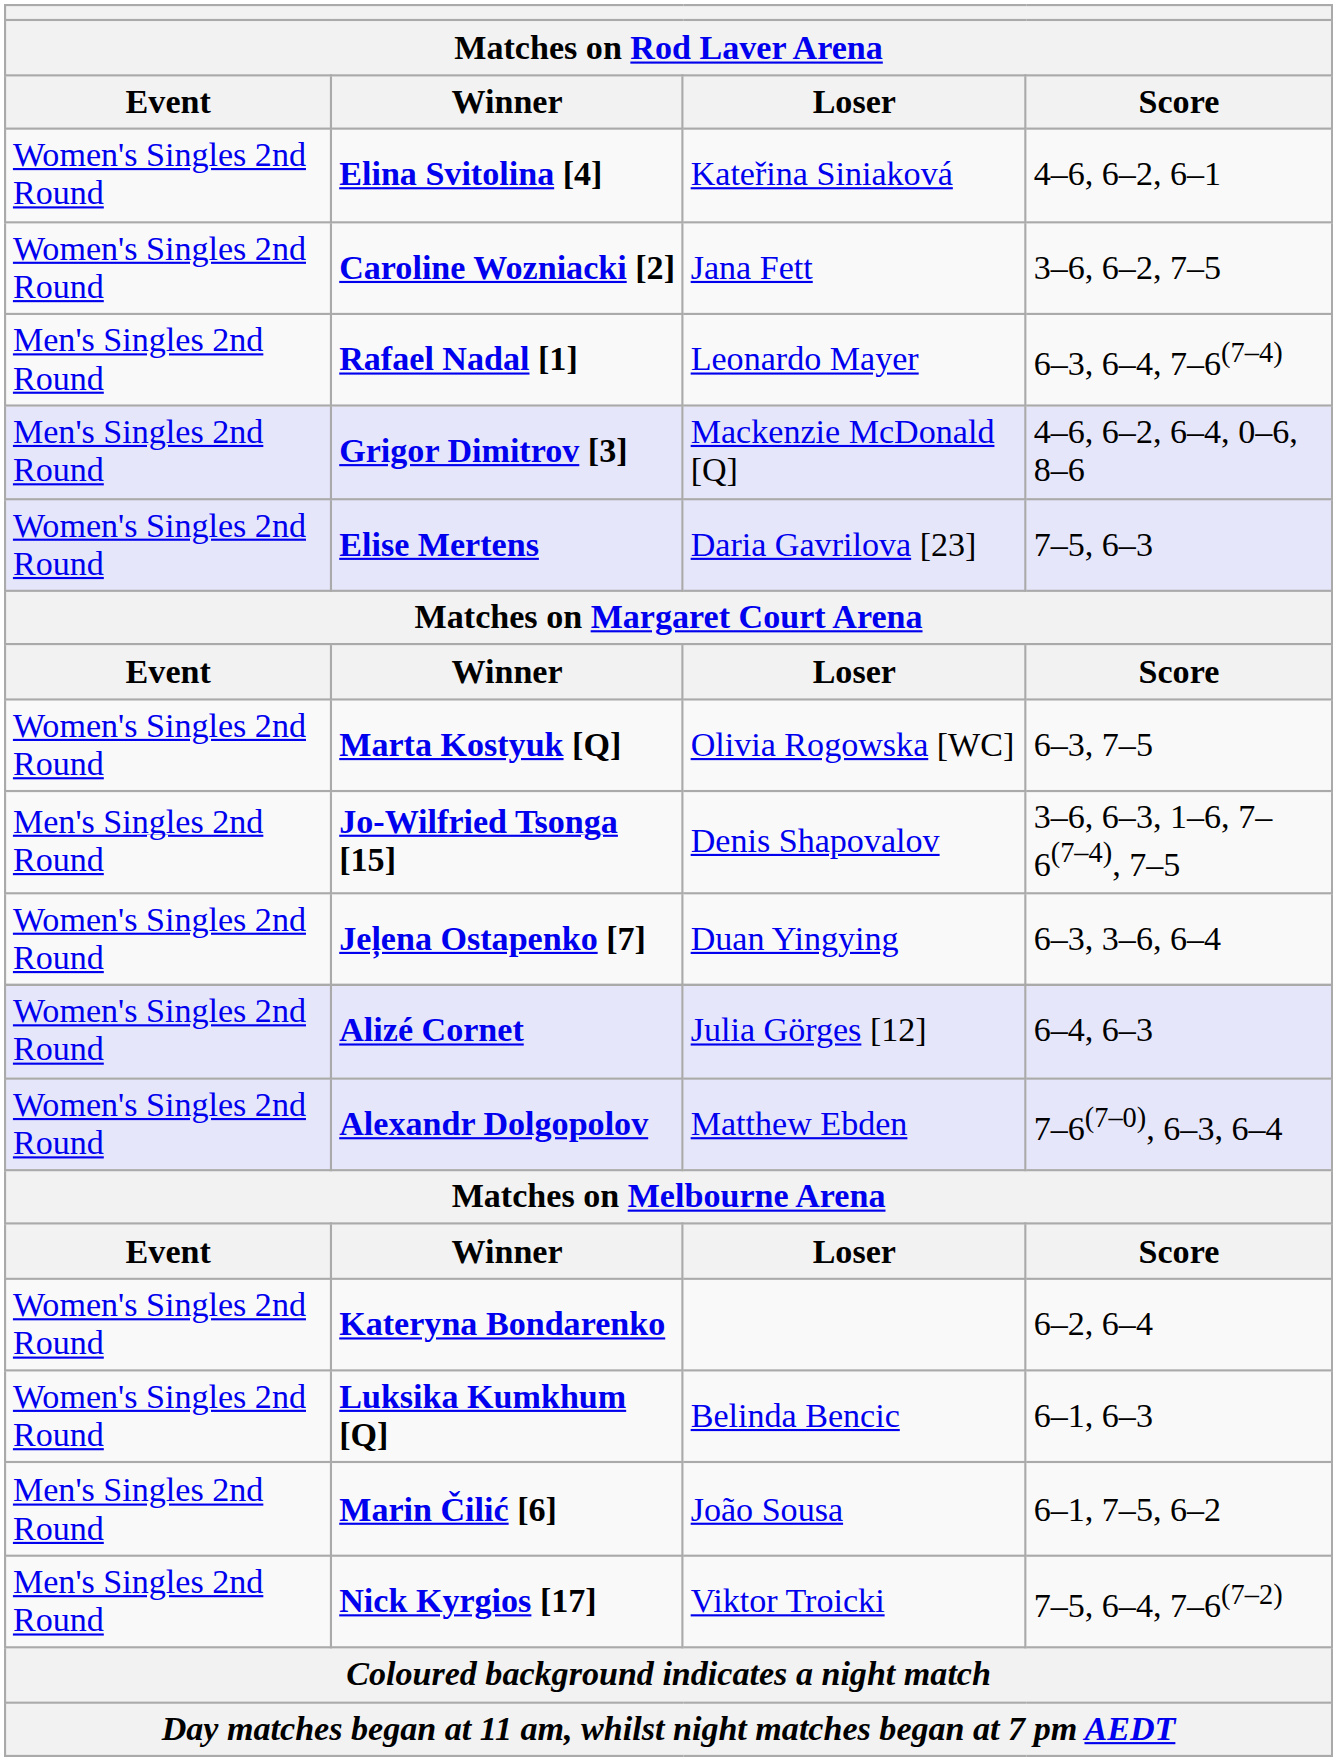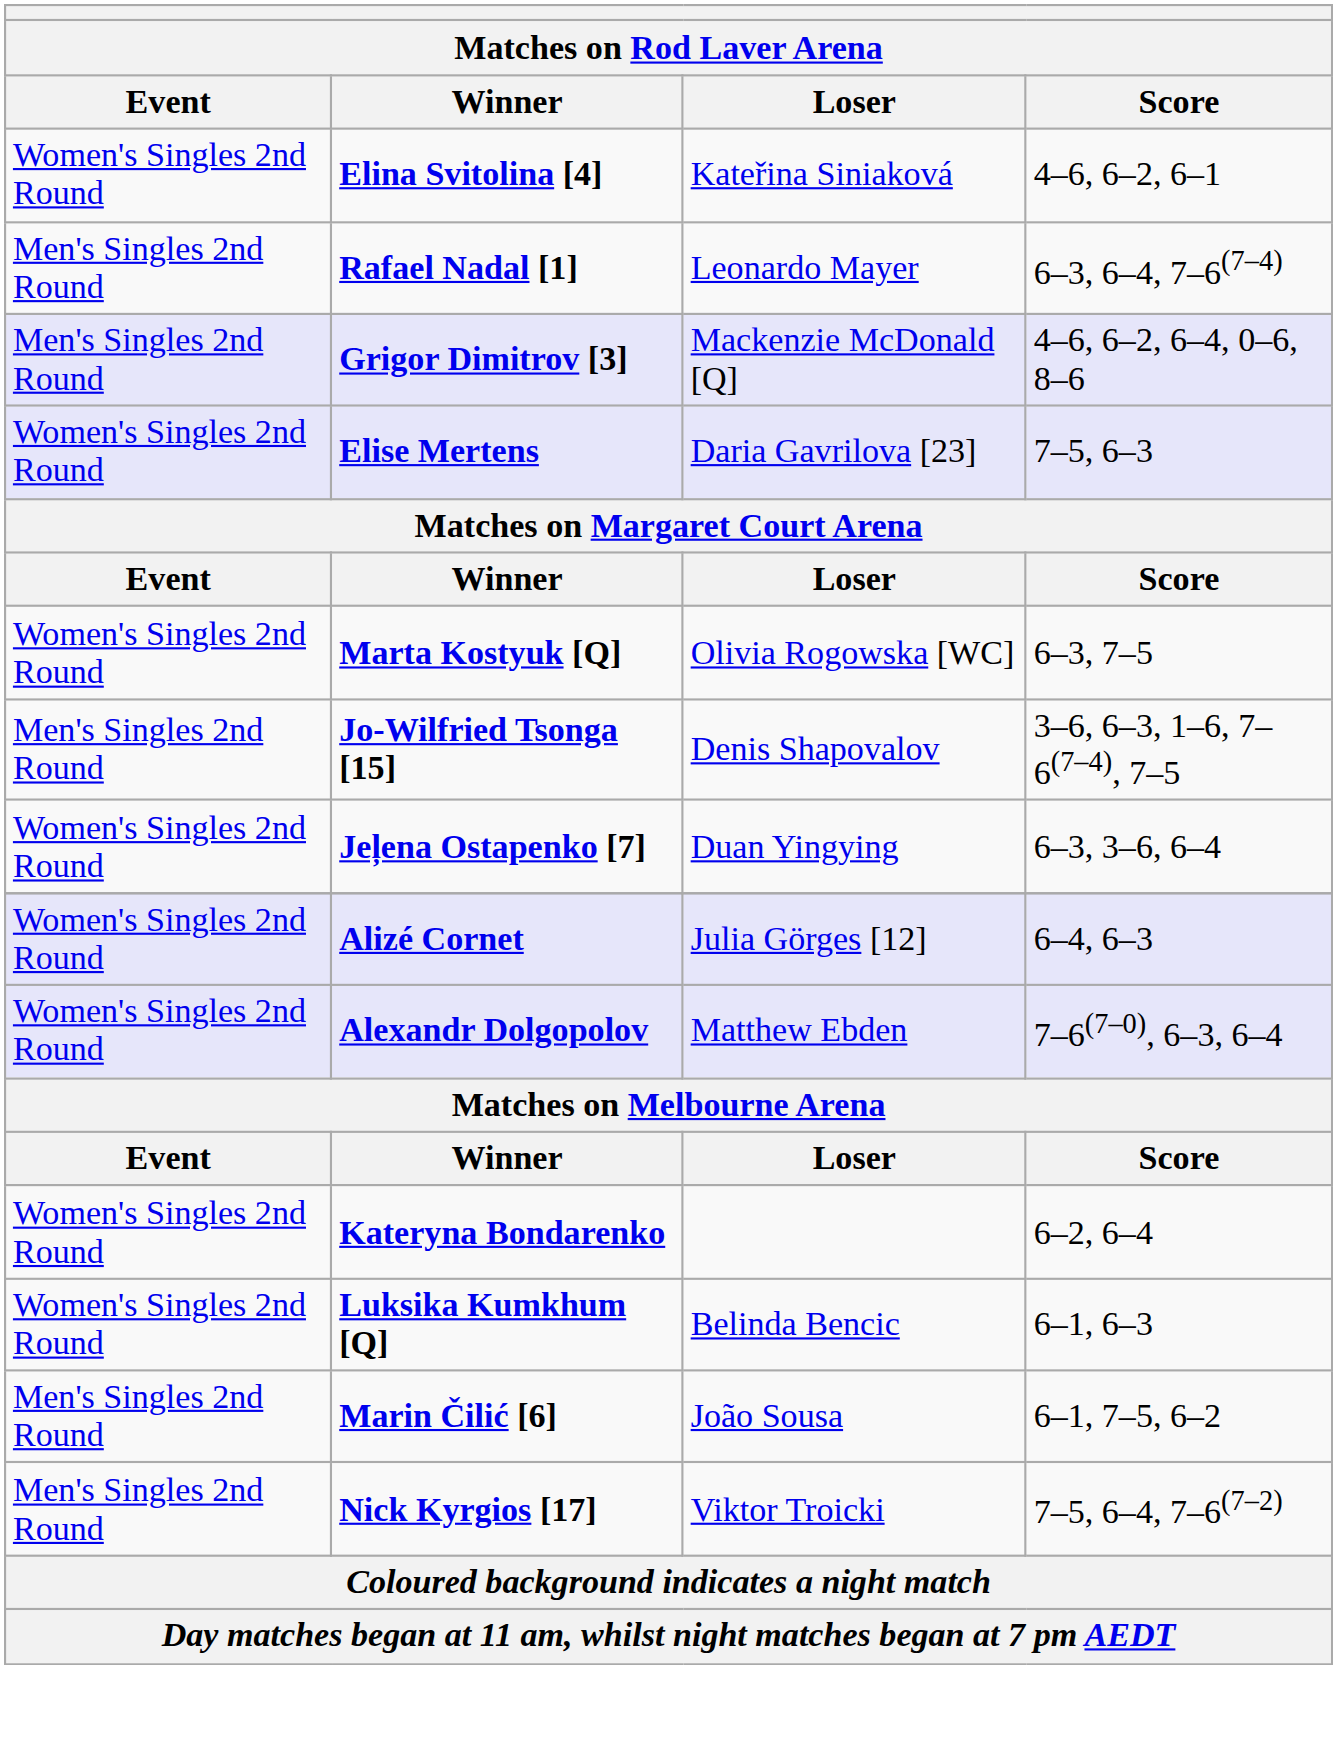- row: (507, 266)
